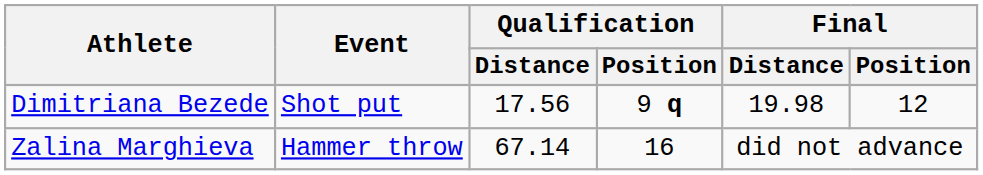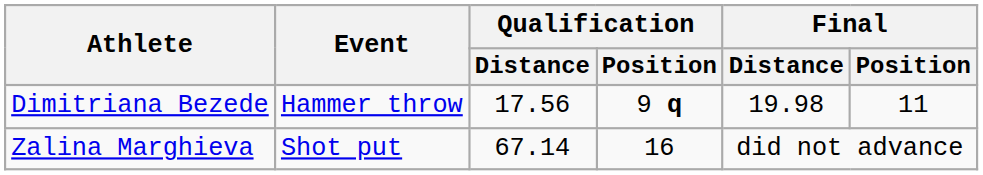(342, 106) Shot put -> (372, 106) Hammer throw
(913, 106) 12 -> (913, 106) 11
(372, 149) Hammer throw -> (342, 149) Shot put
